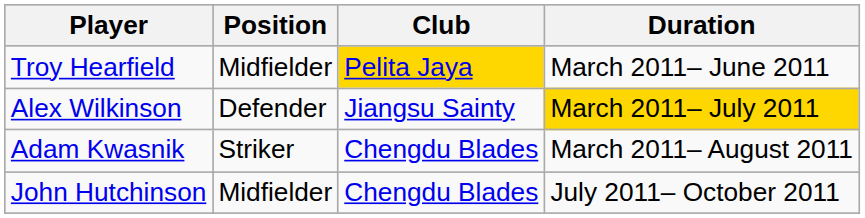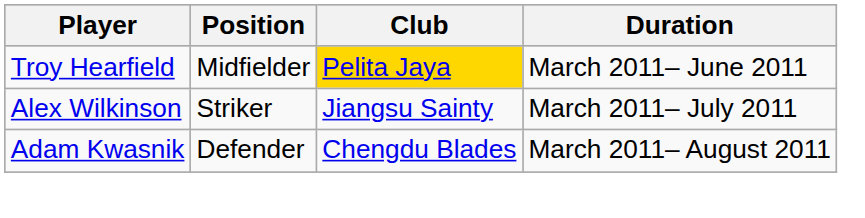(272, 108) Defender -> (234, 108) Striker
(685, 108) gold background -> (663, 108) no background
(256, 150) Striker -> (250, 150) Defender
- row: (109, 191)
